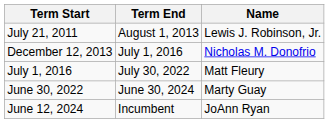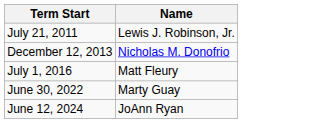- column: (158, 14)
